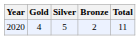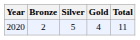columns swapped: (39, 12) <-> (94, 12)
